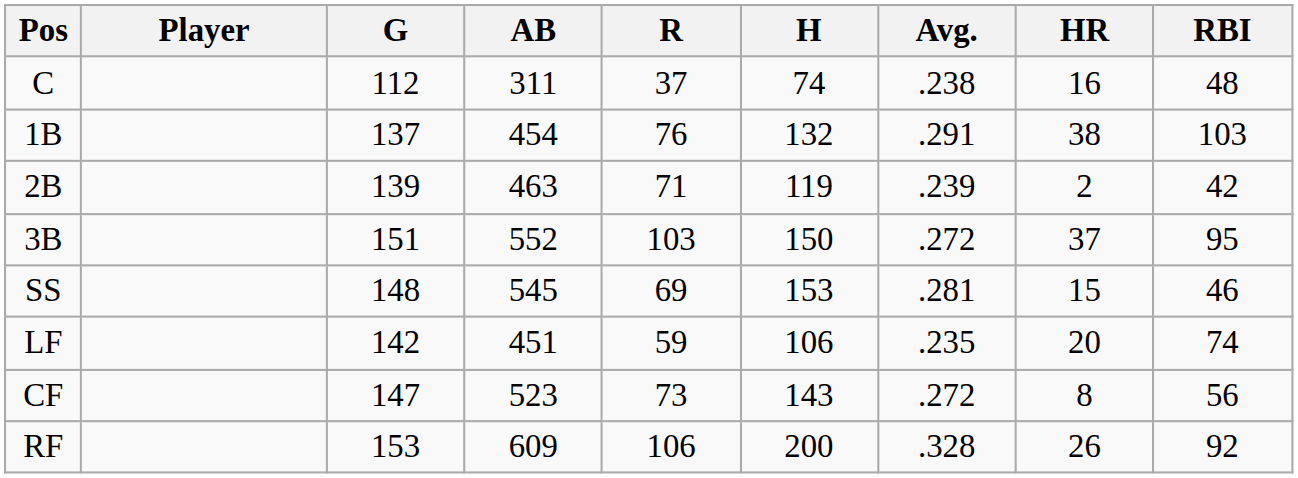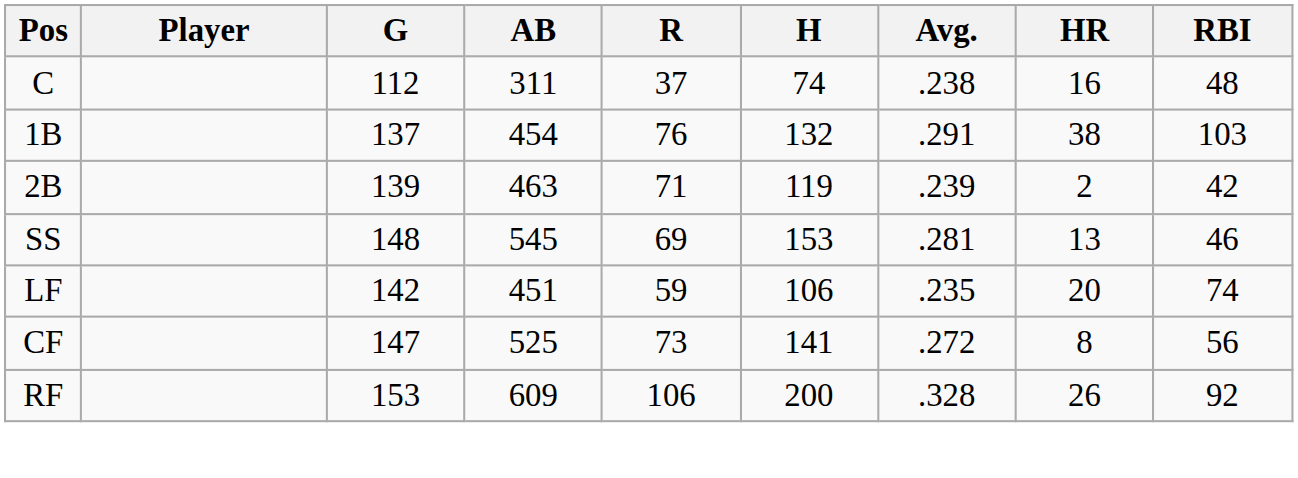- row: (43, 238)
(1084, 290) 15 -> (1084, 238) 13
(533, 394) 523 -> (533, 342) 525
(809, 394) 143 -> (809, 342) 141
